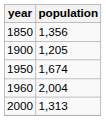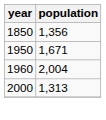- row: (20, 50)
(53, 69) 1,674 -> (53, 50) 1,671
